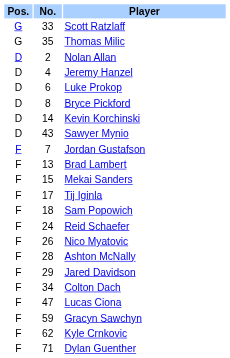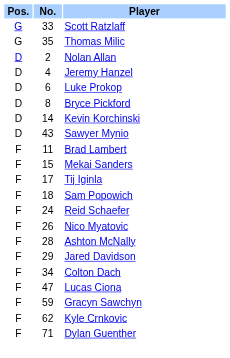- row: (105, 149)
(48, 165) 13 -> (48, 149) 11
